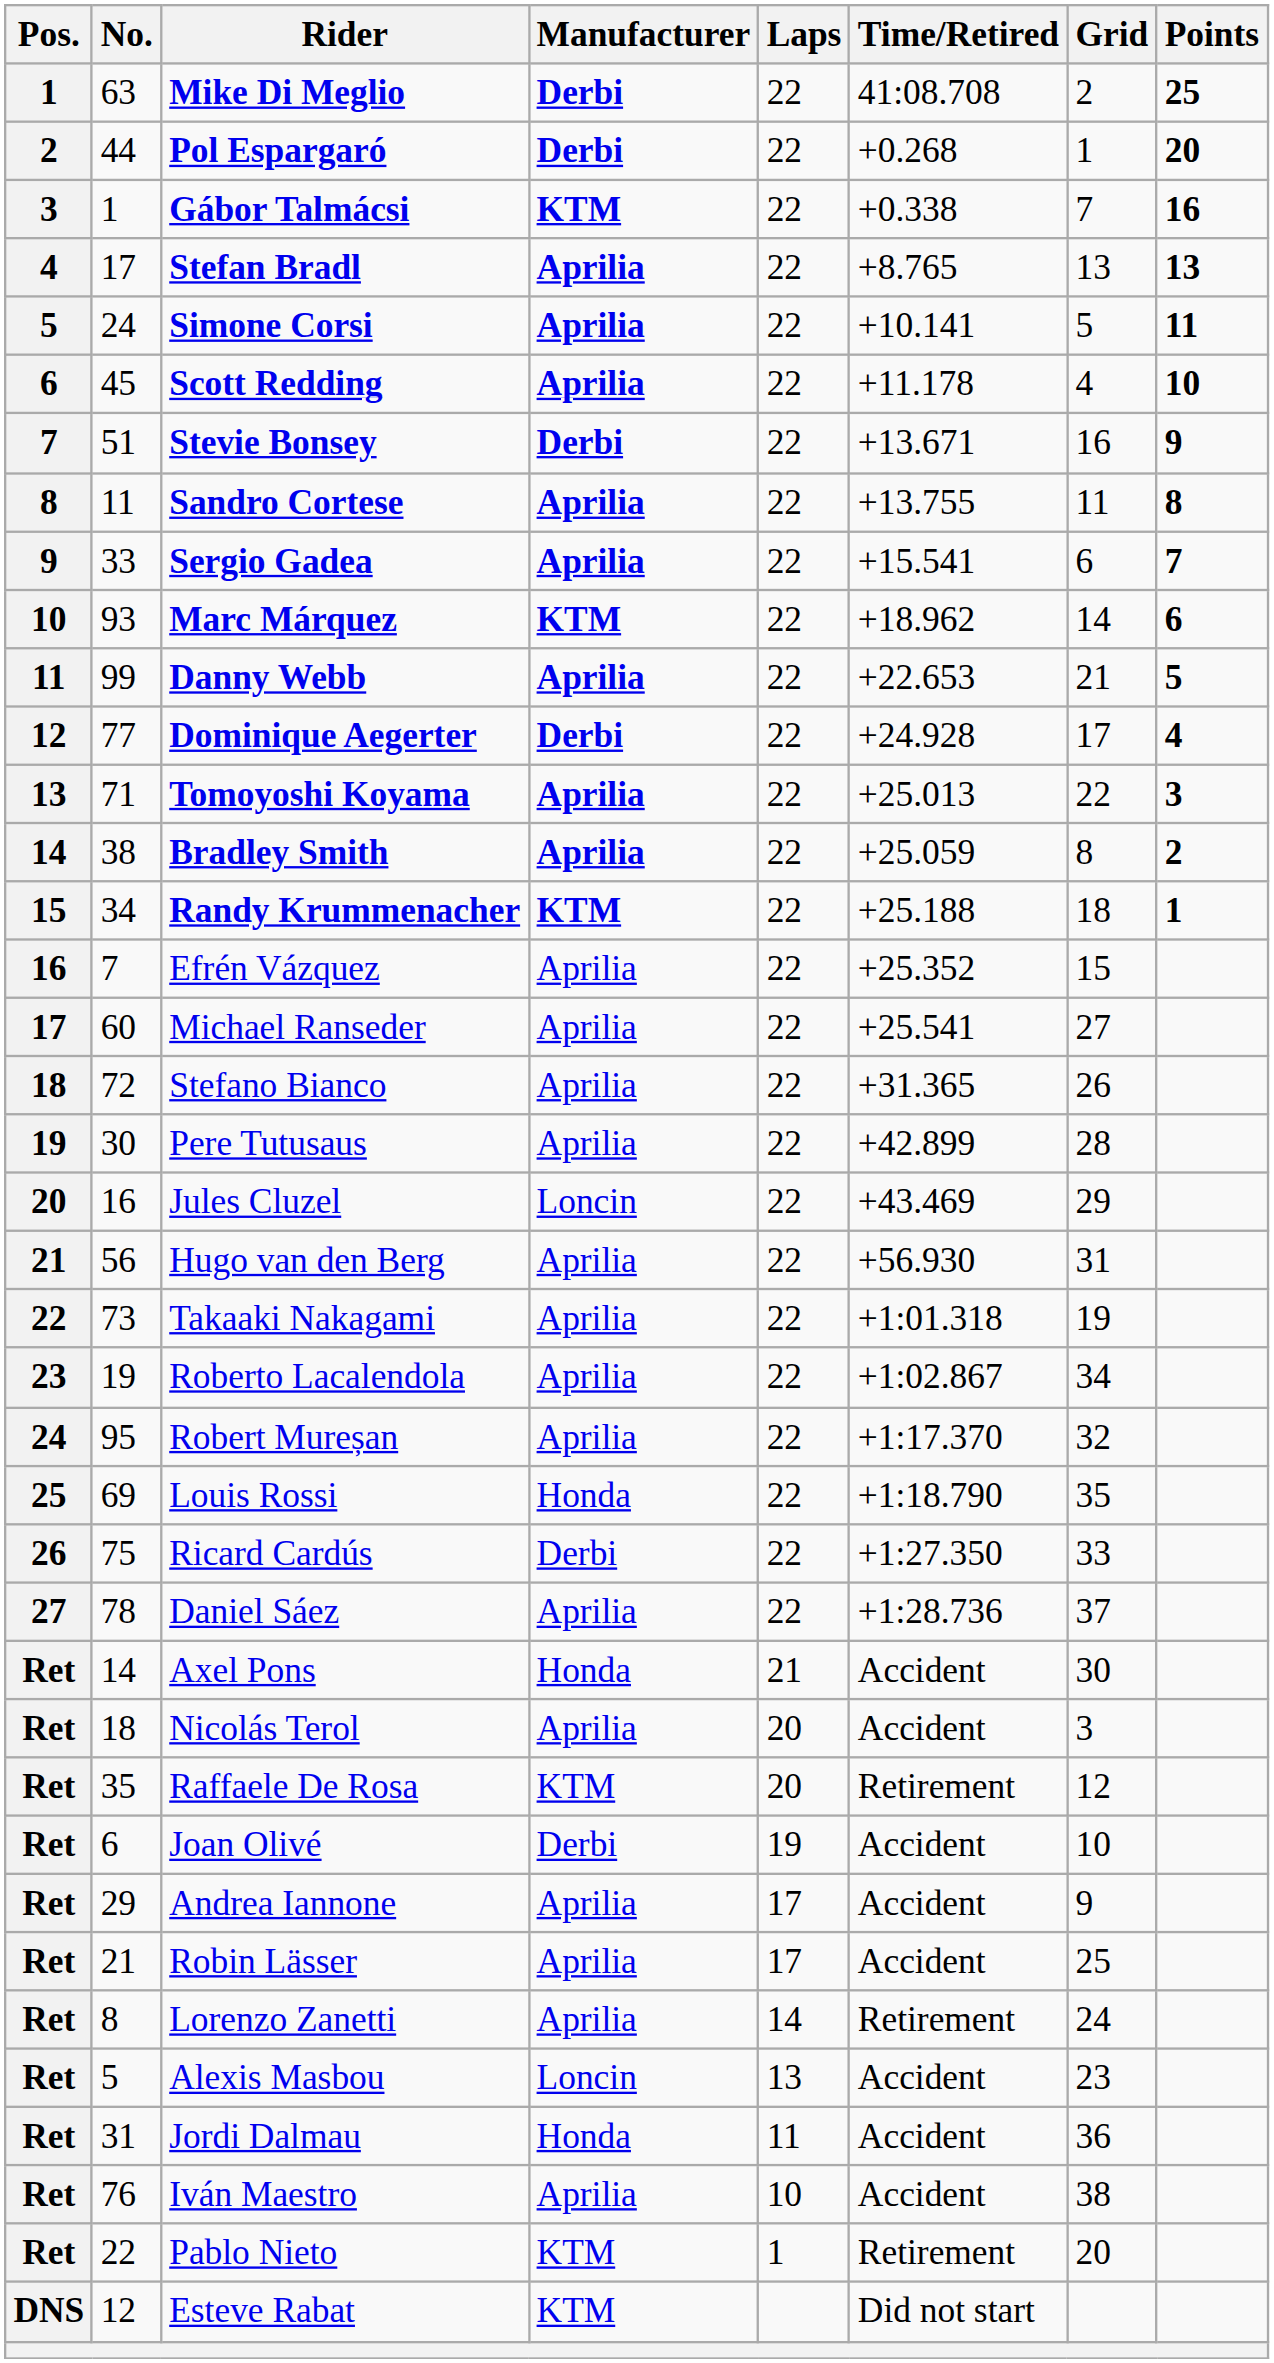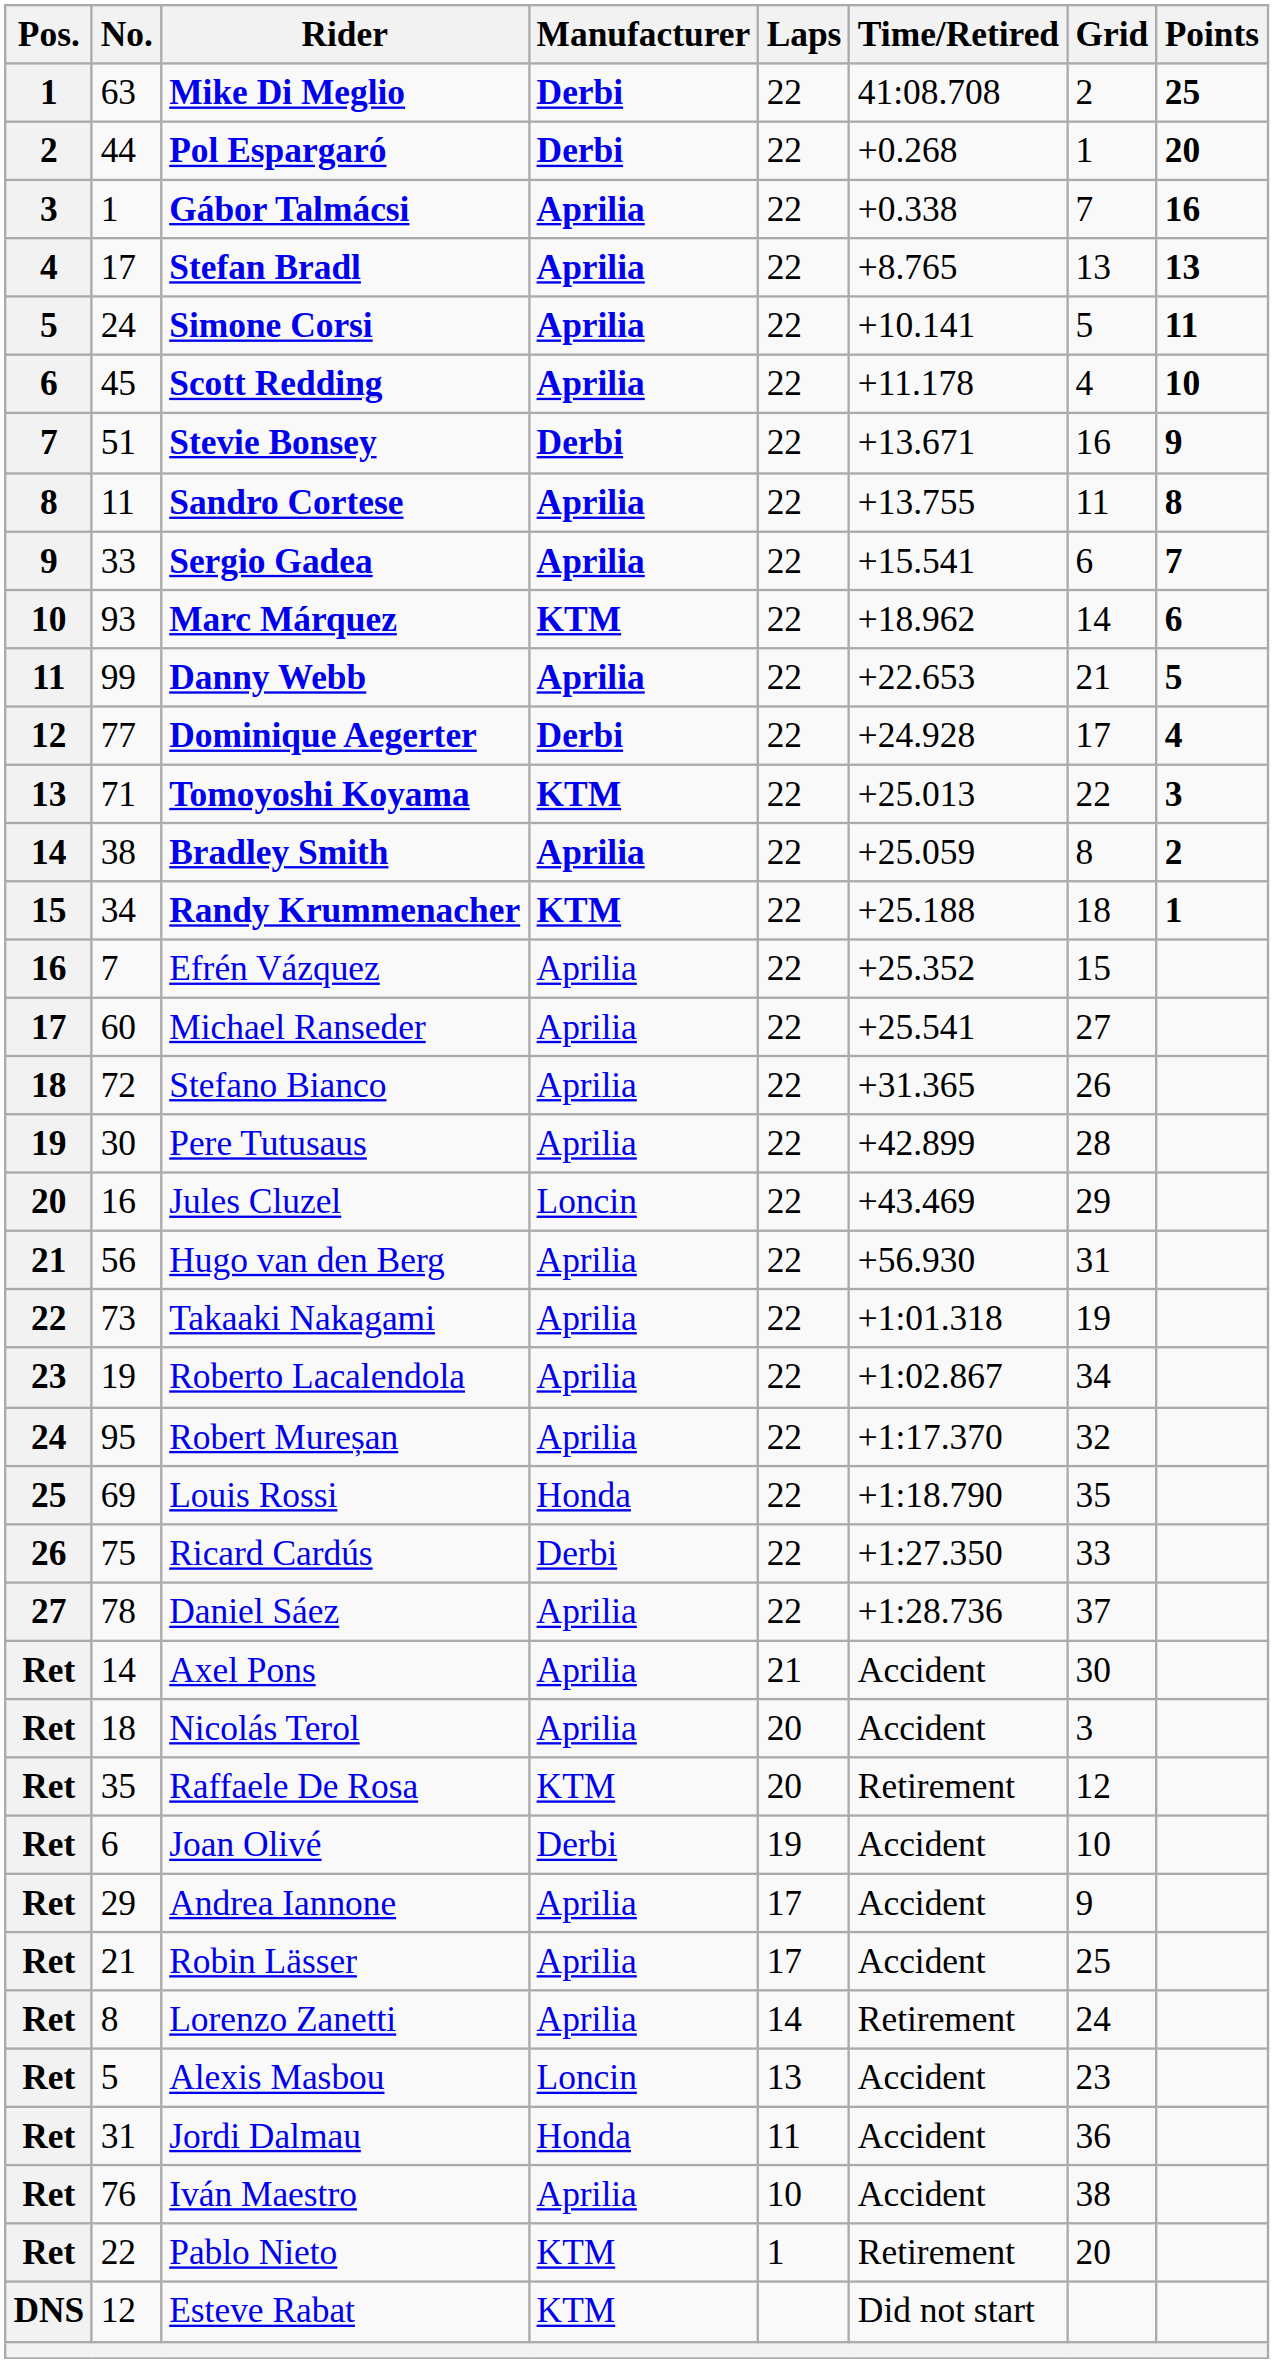(579, 209) KTM -> (591, 209) Aprilia
(591, 793) Aprilia -> (579, 793) KTM
(584, 1668) Honda -> (587, 1668) Aprilia
